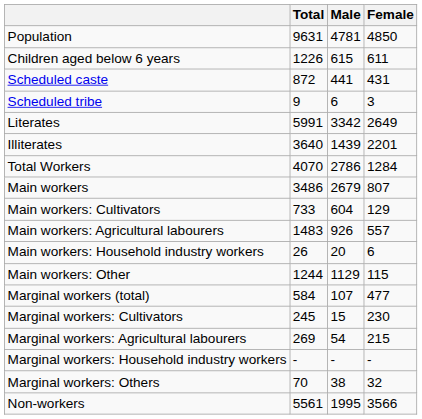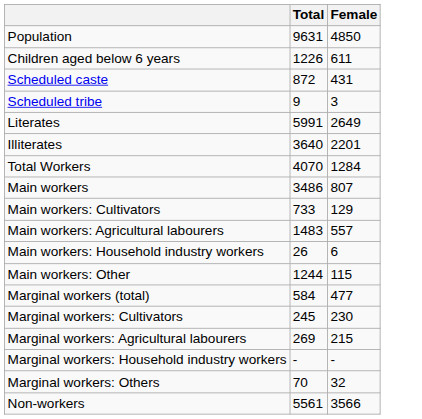- column: (346, 15)
